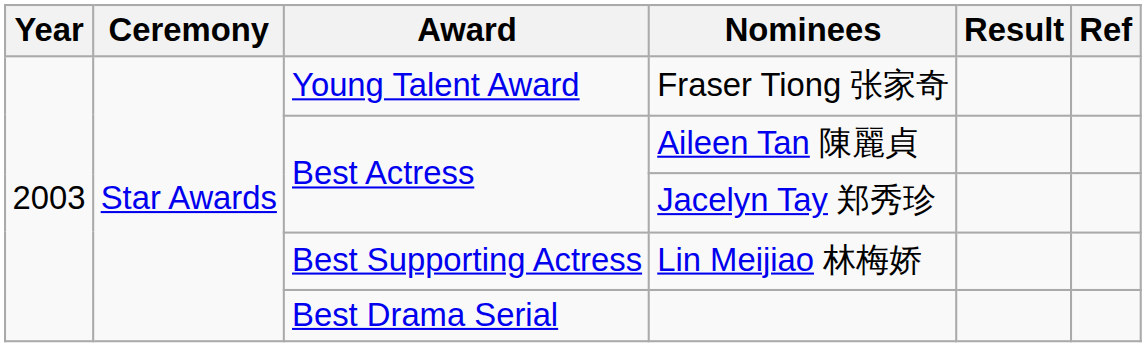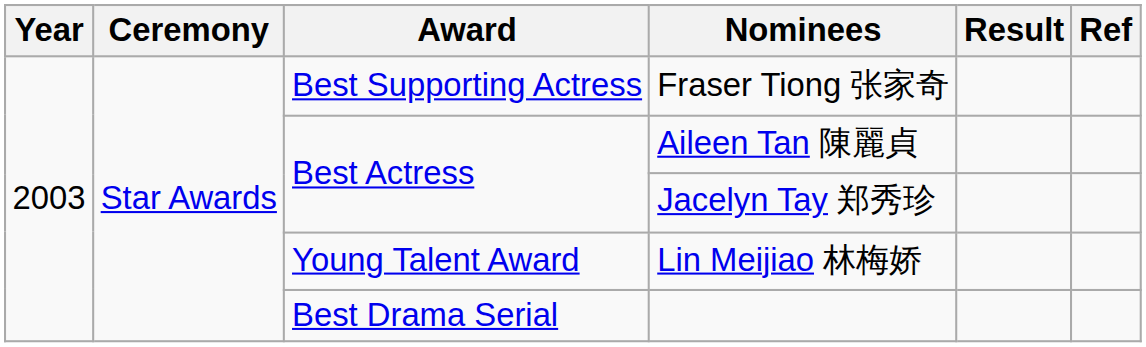(436, 85) Young Talent Award -> (467, 85) Best Supporting Actress
(467, 260) Best Supporting Actress -> (436, 260) Young Talent Award
